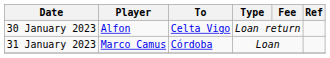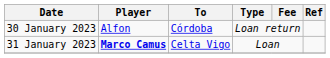(201, 29) Celta Vigo -> (192, 29) Córdoba
(133, 45) normal -> (133, 45) bold
(192, 45) Córdoba -> (201, 45) Celta Vigo
